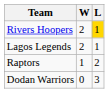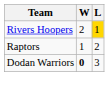- row: (39, 46)
(82, 79) normal -> (82, 63) bold
